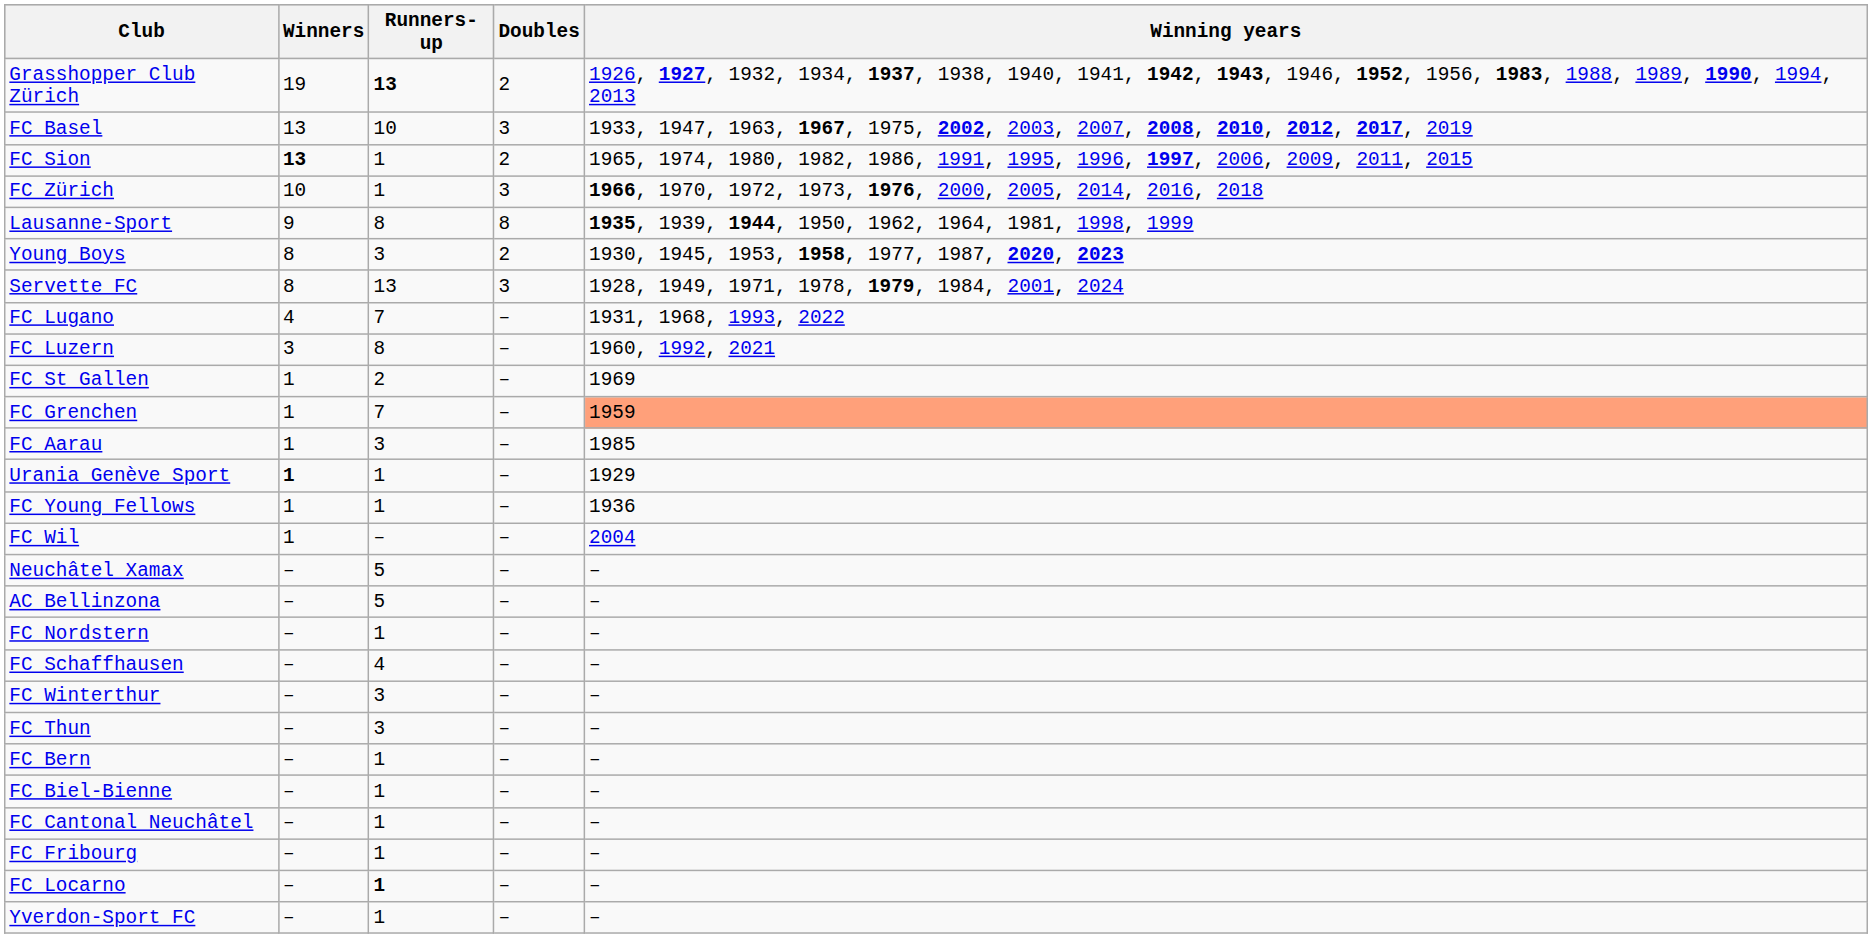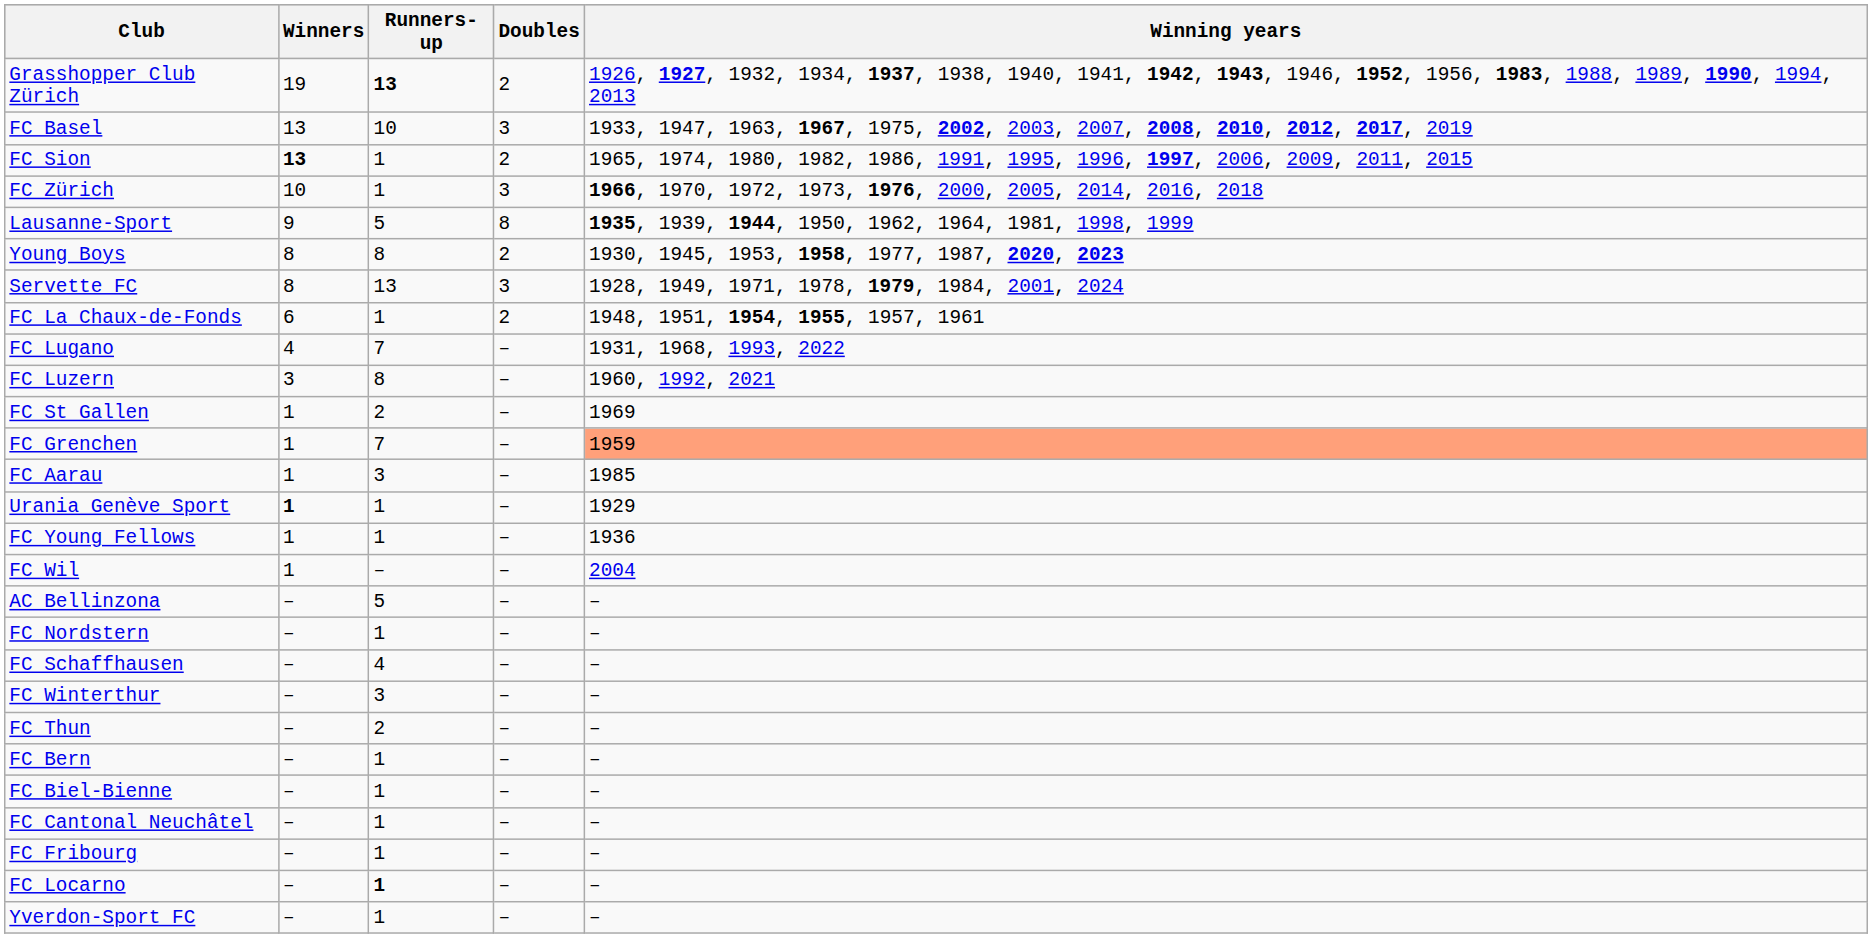(379, 223) 8 -> (379, 223) 5
(379, 255) 3 -> (379, 255) 8
+ row: (126, 318)
- row: (97, 570)
(379, 728) 3 -> (379, 728) 2
